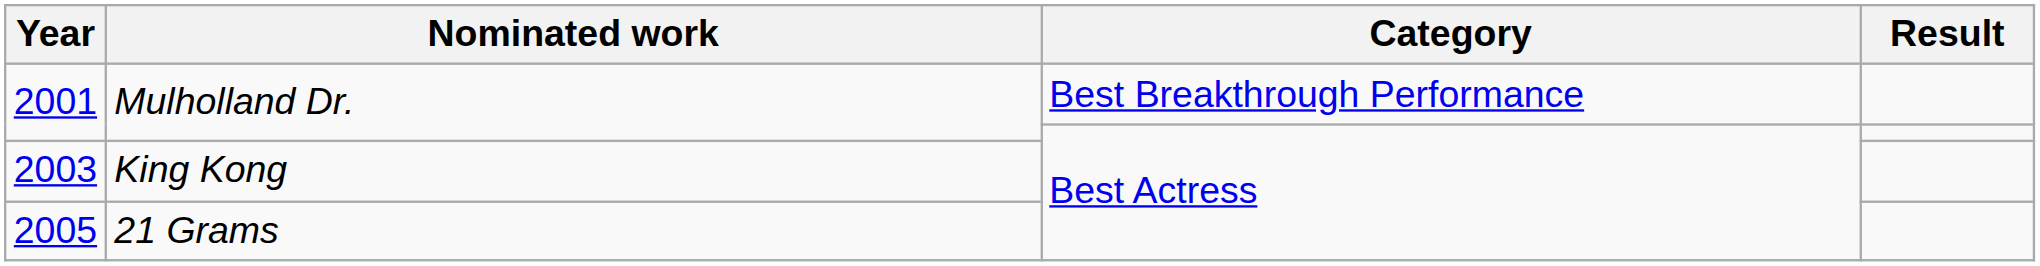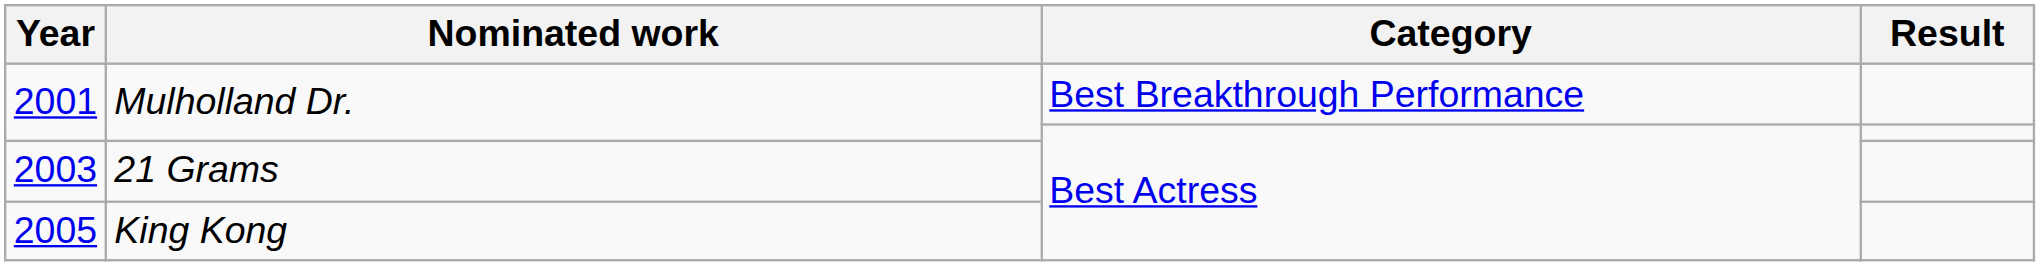(201, 170) King Kong -> (197, 170) 21 Grams
(197, 229) 21 Grams -> (201, 229) King Kong
